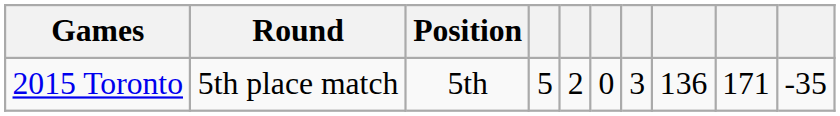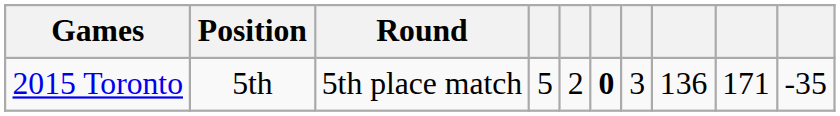columns swapped: (298, 31) <-> (468, 31)
(606, 83) normal -> (606, 83) bold
